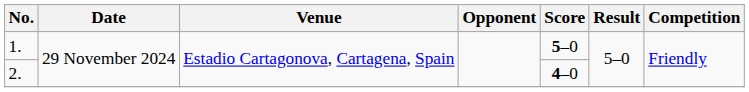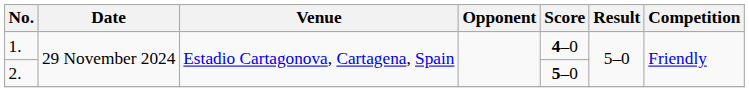(565, 45) 5–0 -> (565, 45) 4–0
(565, 73) 4–0 -> (565, 73) 5–0
